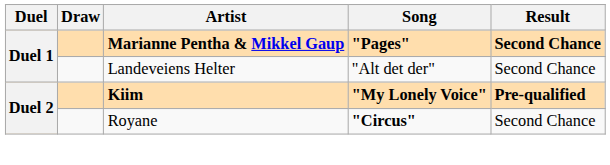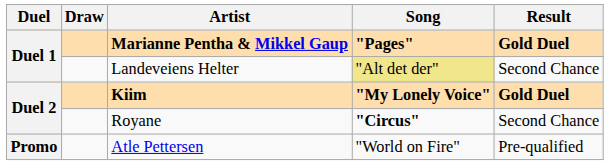(548, 43) Second Chance -> (534, 43) Gold Duel
(393, 69) no background -> (397, 69) khaki background
(540, 95) Pre-qualified -> (534, 95) Gold Duel
+ row: (157, 146)
